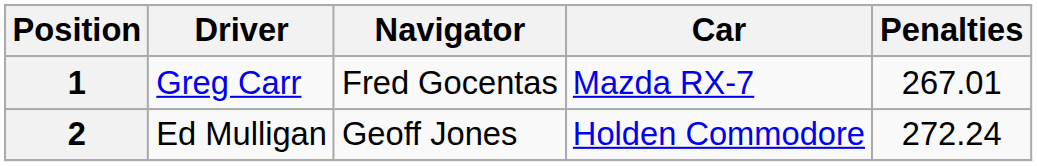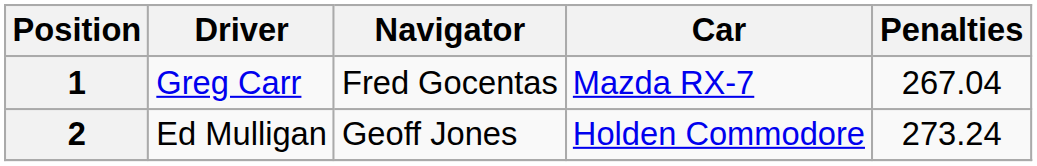(952, 82) 267.01 -> (952, 82) 267.04
(952, 133) 272.24 -> (952, 133) 273.24
